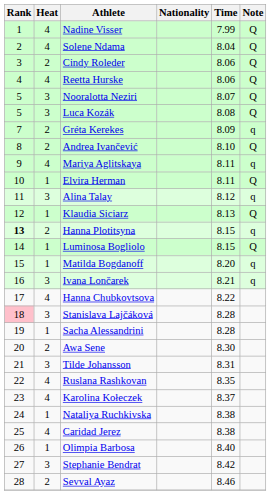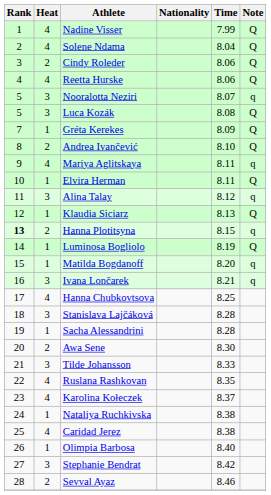(253, 96) Q -> (253, 96) q
(47, 130) 2 -> (47, 130) 1
(253, 130) q -> (253, 130) Q
(226, 247) 8.15 -> (226, 247) 8.19
(226, 297) 8.22 -> (226, 297) 8.25
(19, 314) pink background -> (19, 314) no background
(226, 364) 8.31 -> (226, 364) 8.33
